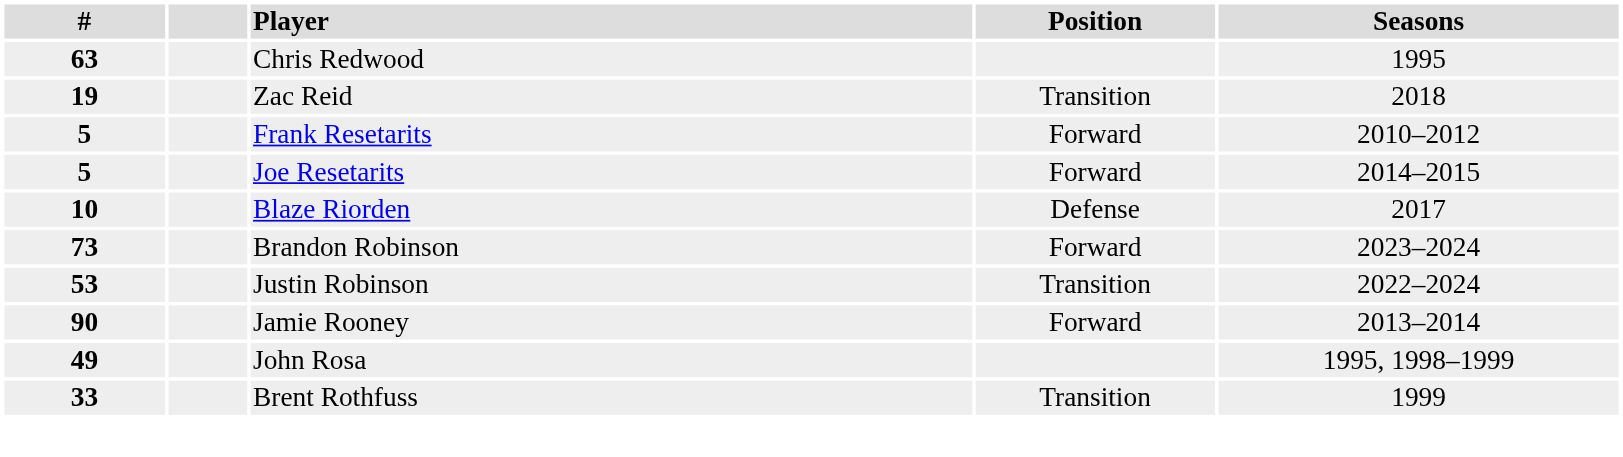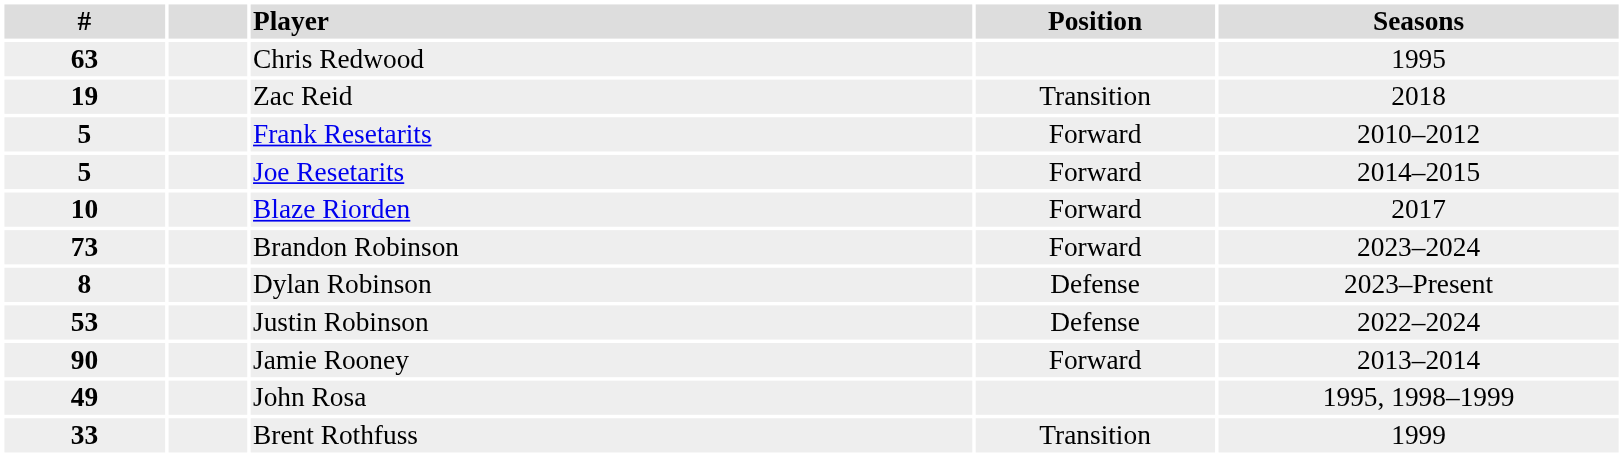(1095, 209) Defense -> (1095, 209) Forward
+ row: (342, 284)
(1095, 284) Transition -> (1095, 322) Defense
